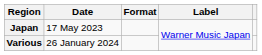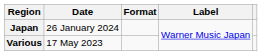(75, 27) 17 May 2023 -> (83, 27) 26 January 2024
(83, 43) 26 January 2024 -> (75, 43) 17 May 2023
